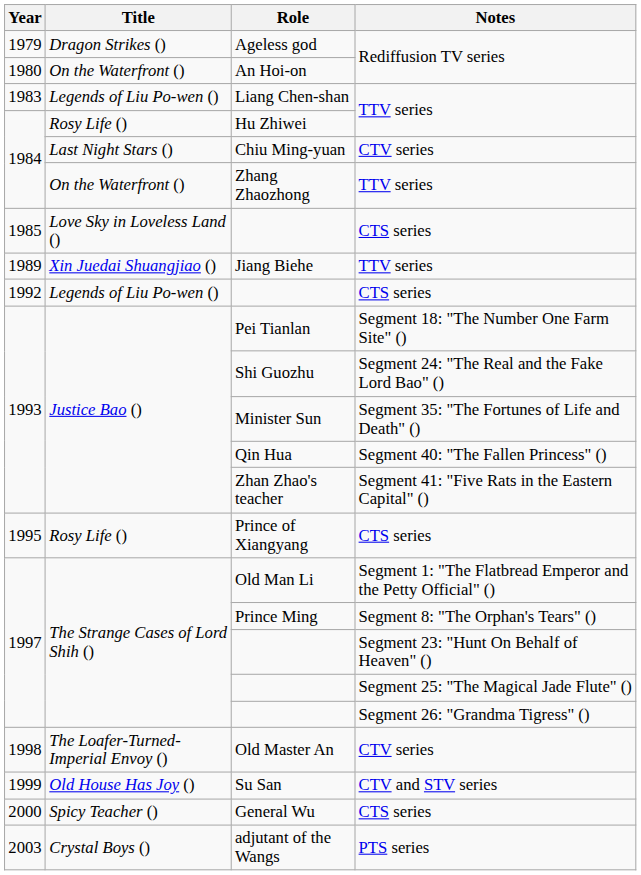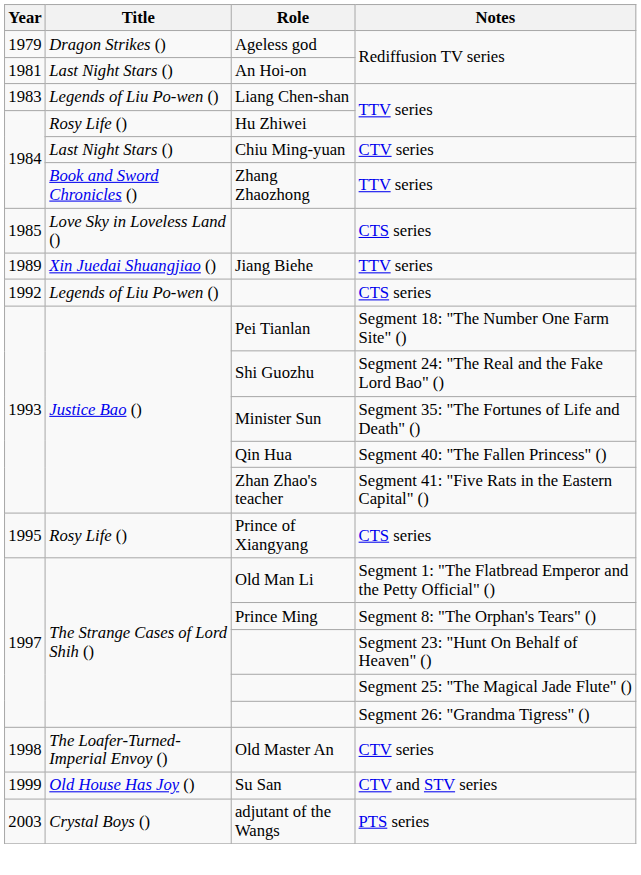(25, 70) 1980 -> (25, 70) 1981
(117, 70) On the Waterfront () -> (111, 70) Last Night Stars ()
(117, 185) On the Waterfront () -> (104, 185) Book and Sword Chronicles ()
- row: (275, 811)
